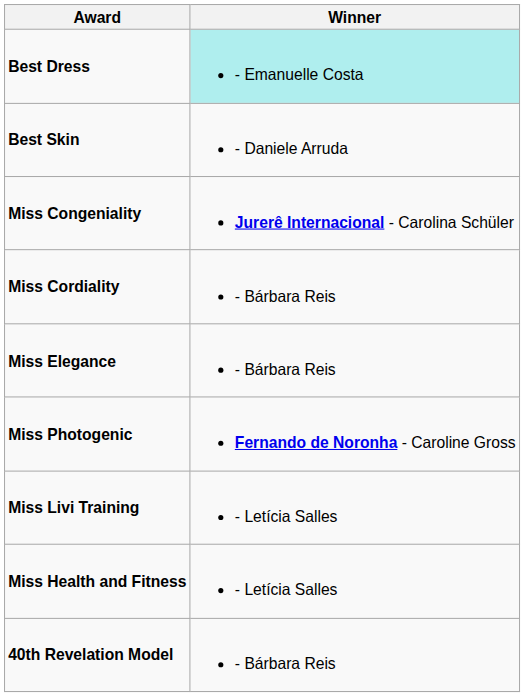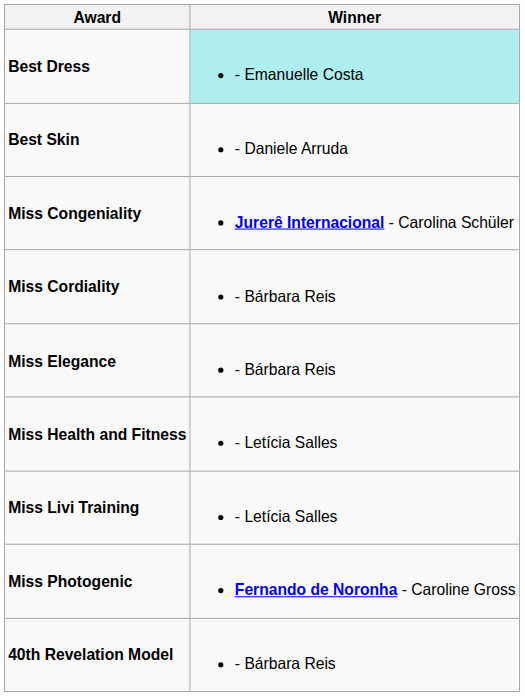rows swapped: (97, 581) <-> (70, 434)
